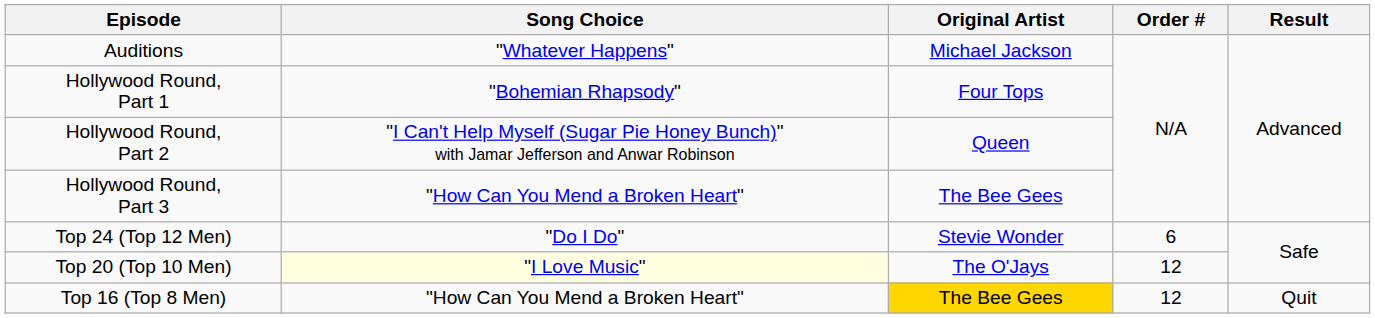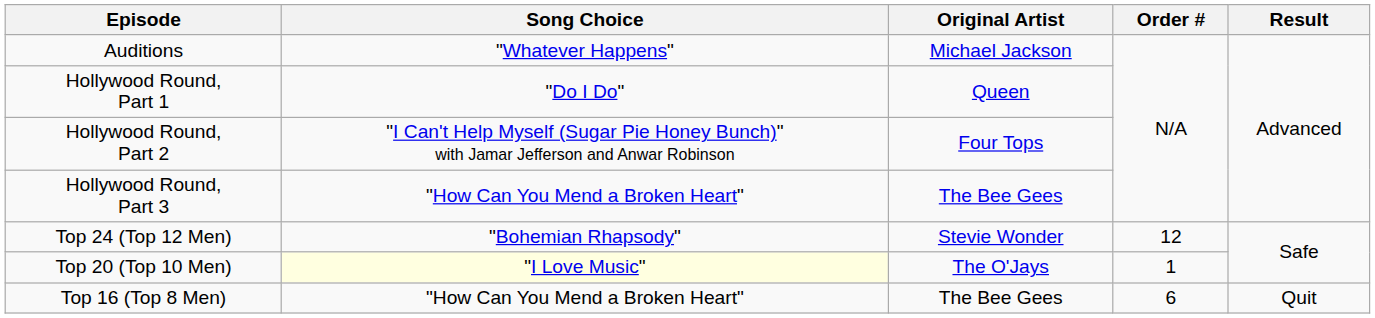(585, 91) "Bohemian Rhapsody" -> (585, 91) "Do I Do"
(1001, 91) Four Tops -> (1001, 91) Queen
(1001, 143) Queen -> (1001, 143) Four Tops
(585, 236) "Do I Do" -> (585, 236) "Bohemian Rhapsody"
(1171, 236) 6 -> (1171, 236) 12
(1171, 267) 12 -> (1171, 267) 1
(1001, 297) gold background -> (1001, 297) no background
(1171, 297) 12 -> (1171, 297) 6
